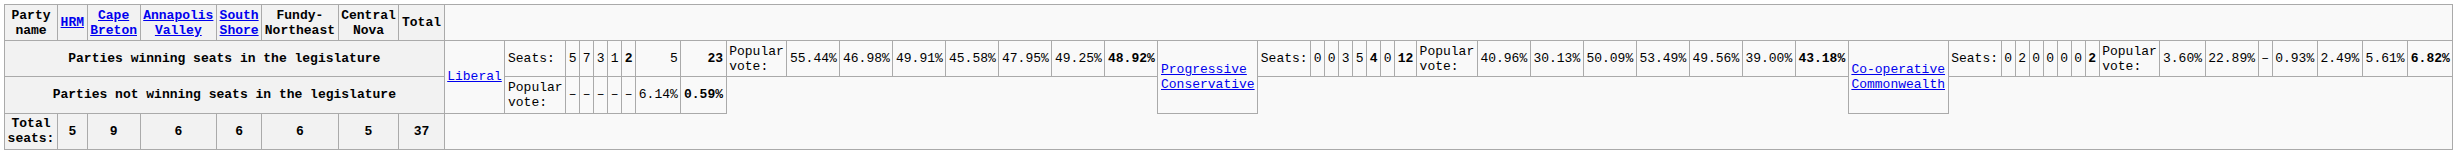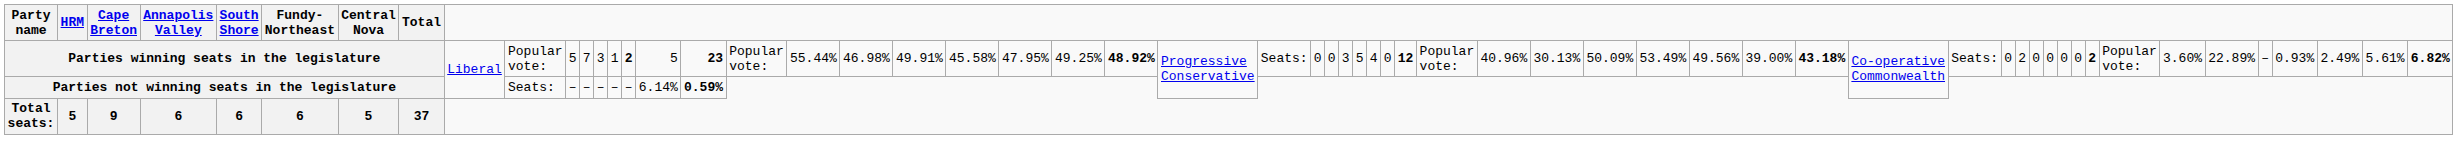(531, 59) Seats: -> (535, 59) Popular vote:
(1374, 59) bold -> (1374, 59) normal
(535, 95) Popular vote: -> (531, 87) Seats:
